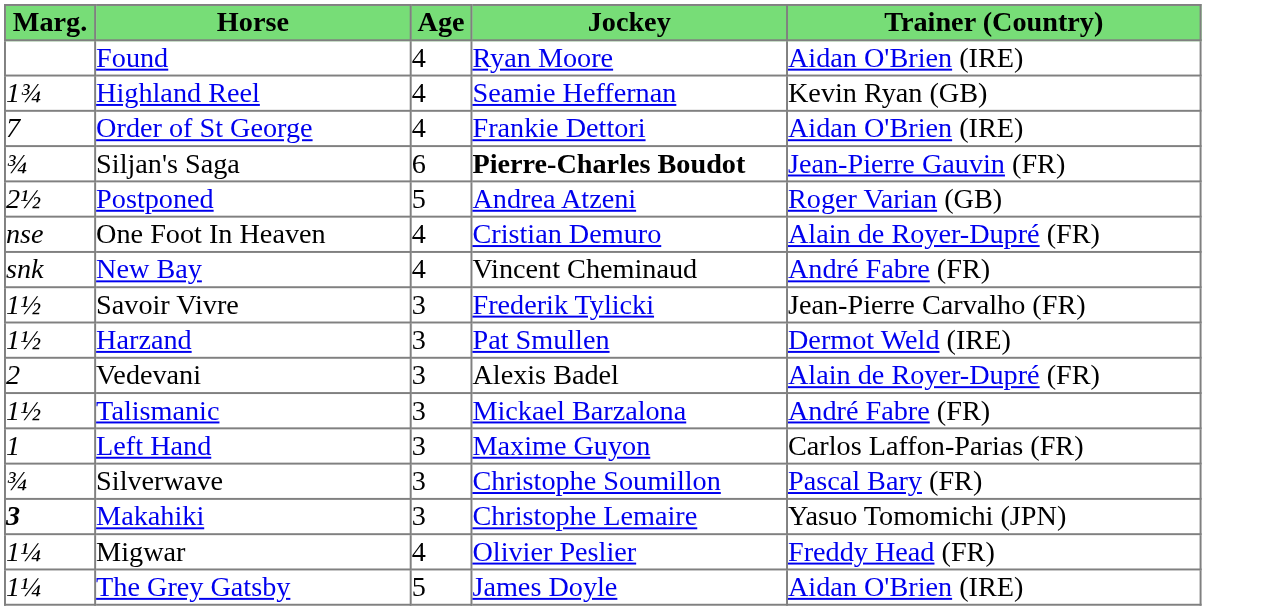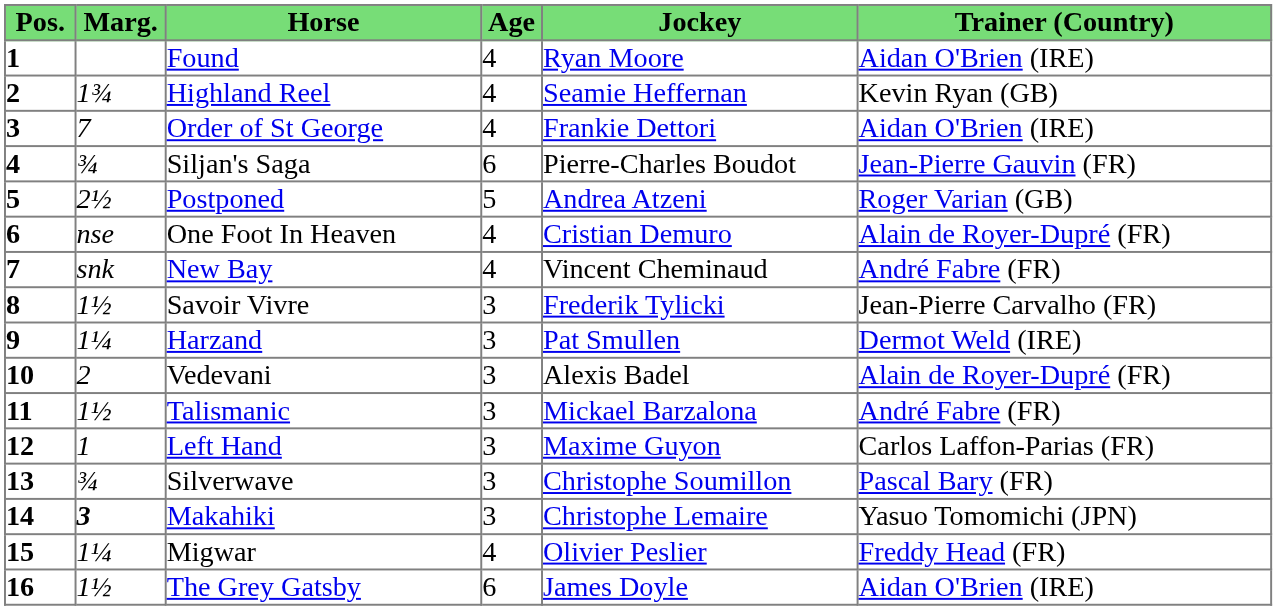+ column: (40, 22)
(609, 163) bold -> (670, 163) normal
(24, 339) 1½ -> (94, 339) 1¼
(24, 586) 1¼ -> (94, 586) 1½
(419, 586) 5 -> (489, 586) 6
